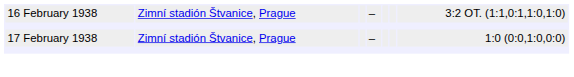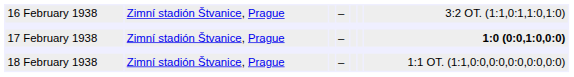(525, 38) normal -> (524, 38) bold
+ row: (52, 62)
